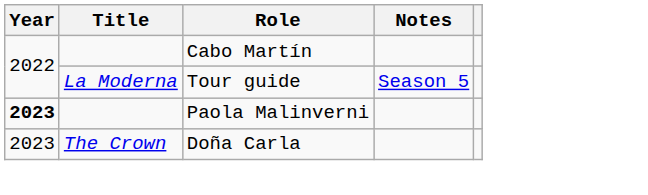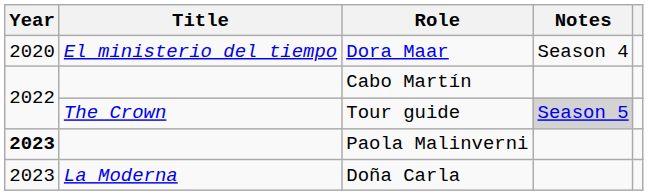+ row: (398, 51)
(121, 82) La Moderna -> (115, 113) The Crown
(424, 82) no background -> (583, 113) lightgrey background
(115, 144) The Crown -> (121, 175) La Moderna
